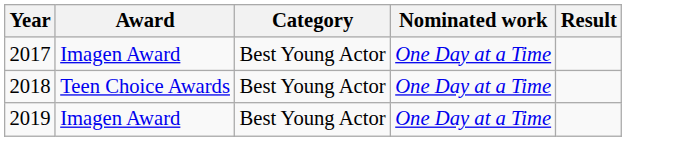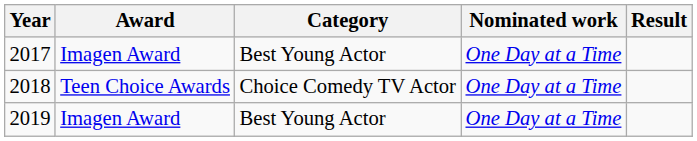(313, 86) Best Young Actor -> (348, 86) Choice Comedy TV Actor
